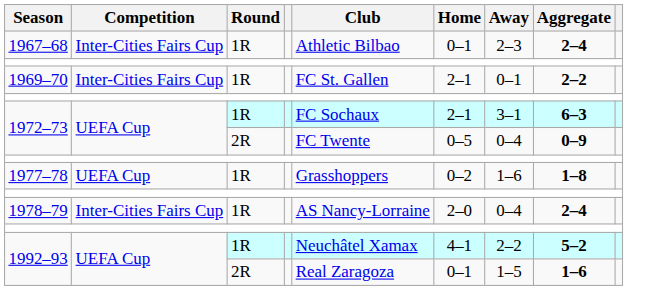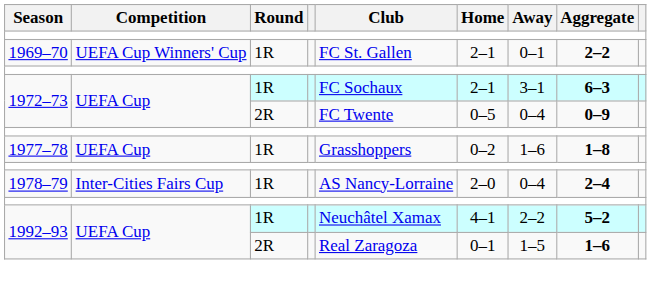- row: (38, 44)
(149, 79) Inter-Cities Fairs Cup -> (161, 52) UEFA Cup Winners' Cup
